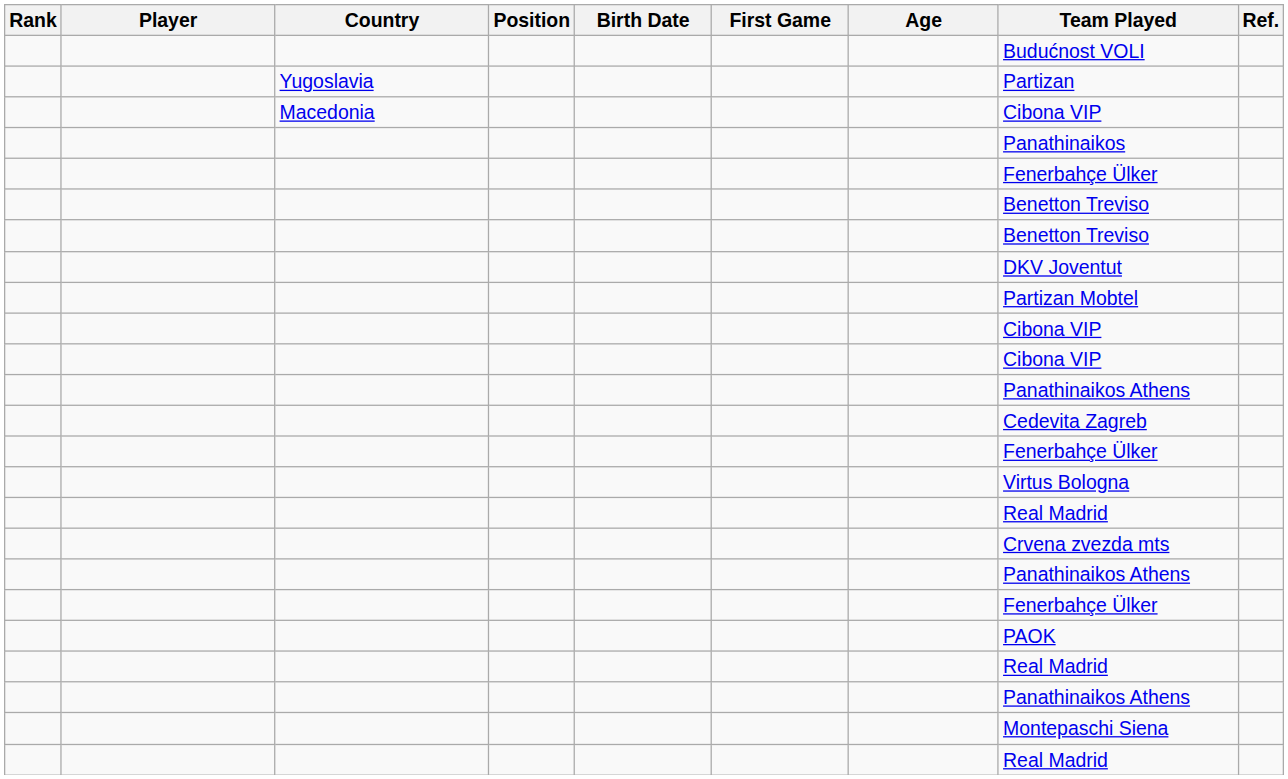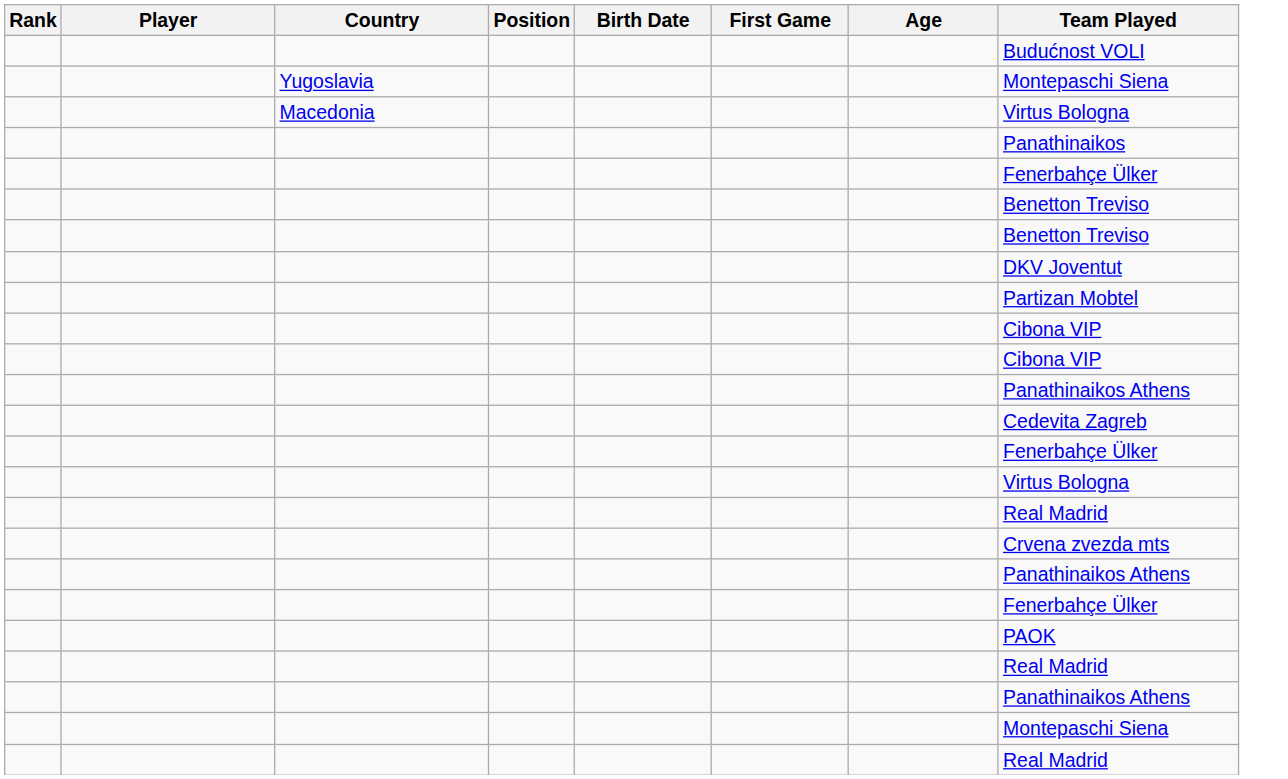- column: (1261, 20)
(1039, 82) Partizan -> (1086, 82) Montepaschi Siena
(1052, 113) Cibona VIP -> (1066, 113) Virtus Bologna
